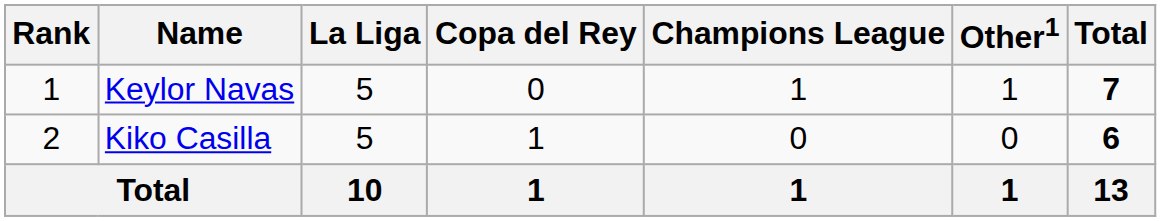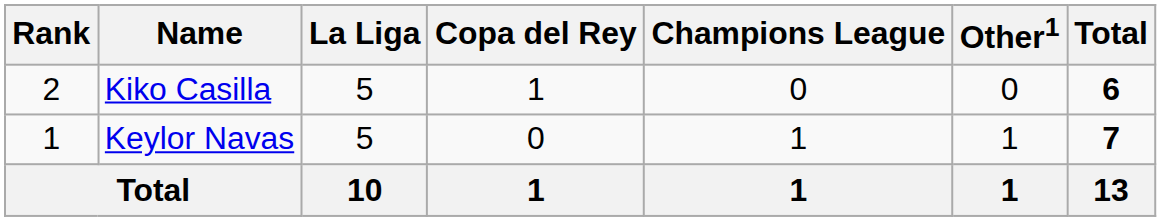rows swapped: (200, 88) <-> (188, 139)
